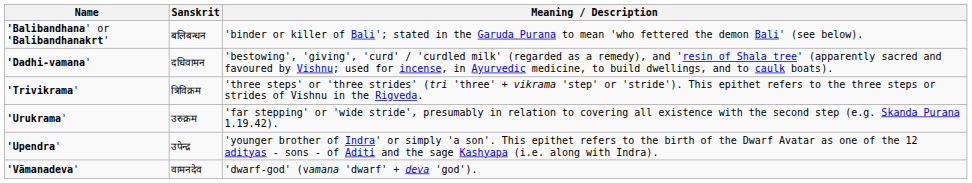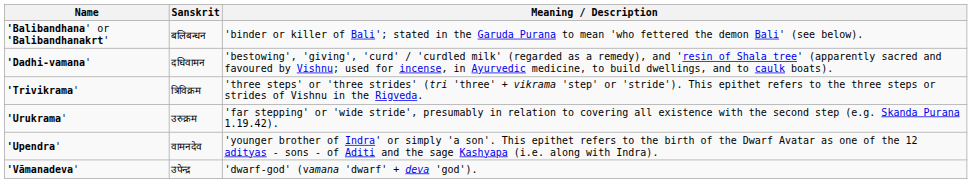(181, 146) उपेन्द्र -> (187, 146) वामनदेव
(187, 170) वामनदेव -> (181, 170) उपेन्द्र
